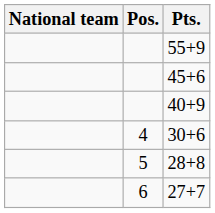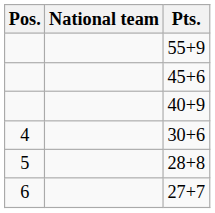columns swapped: (143, 18) <-> (64, 18)
